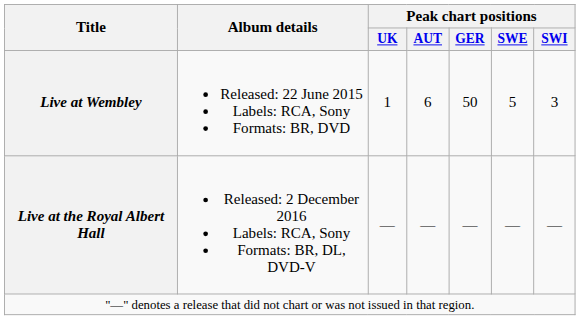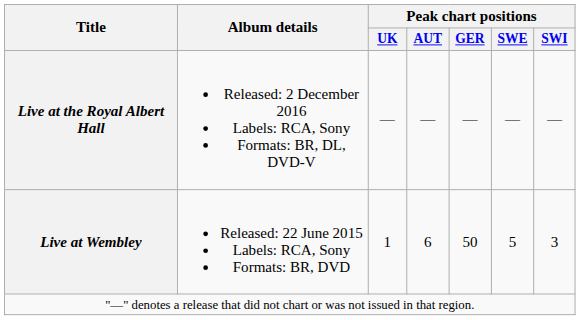rows swapped: (91, 103) <-> (91, 224)
